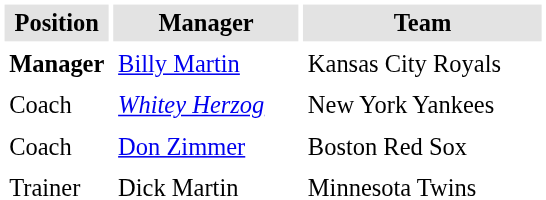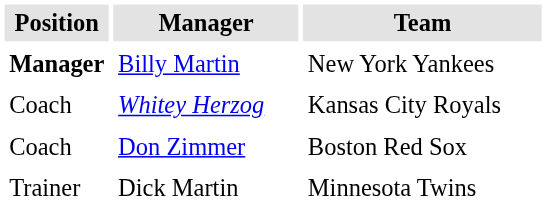(404, 63) Kansas City Royals -> (401, 63) New York Yankees
(401, 105) New York Yankees -> (404, 105) Kansas City Royals
